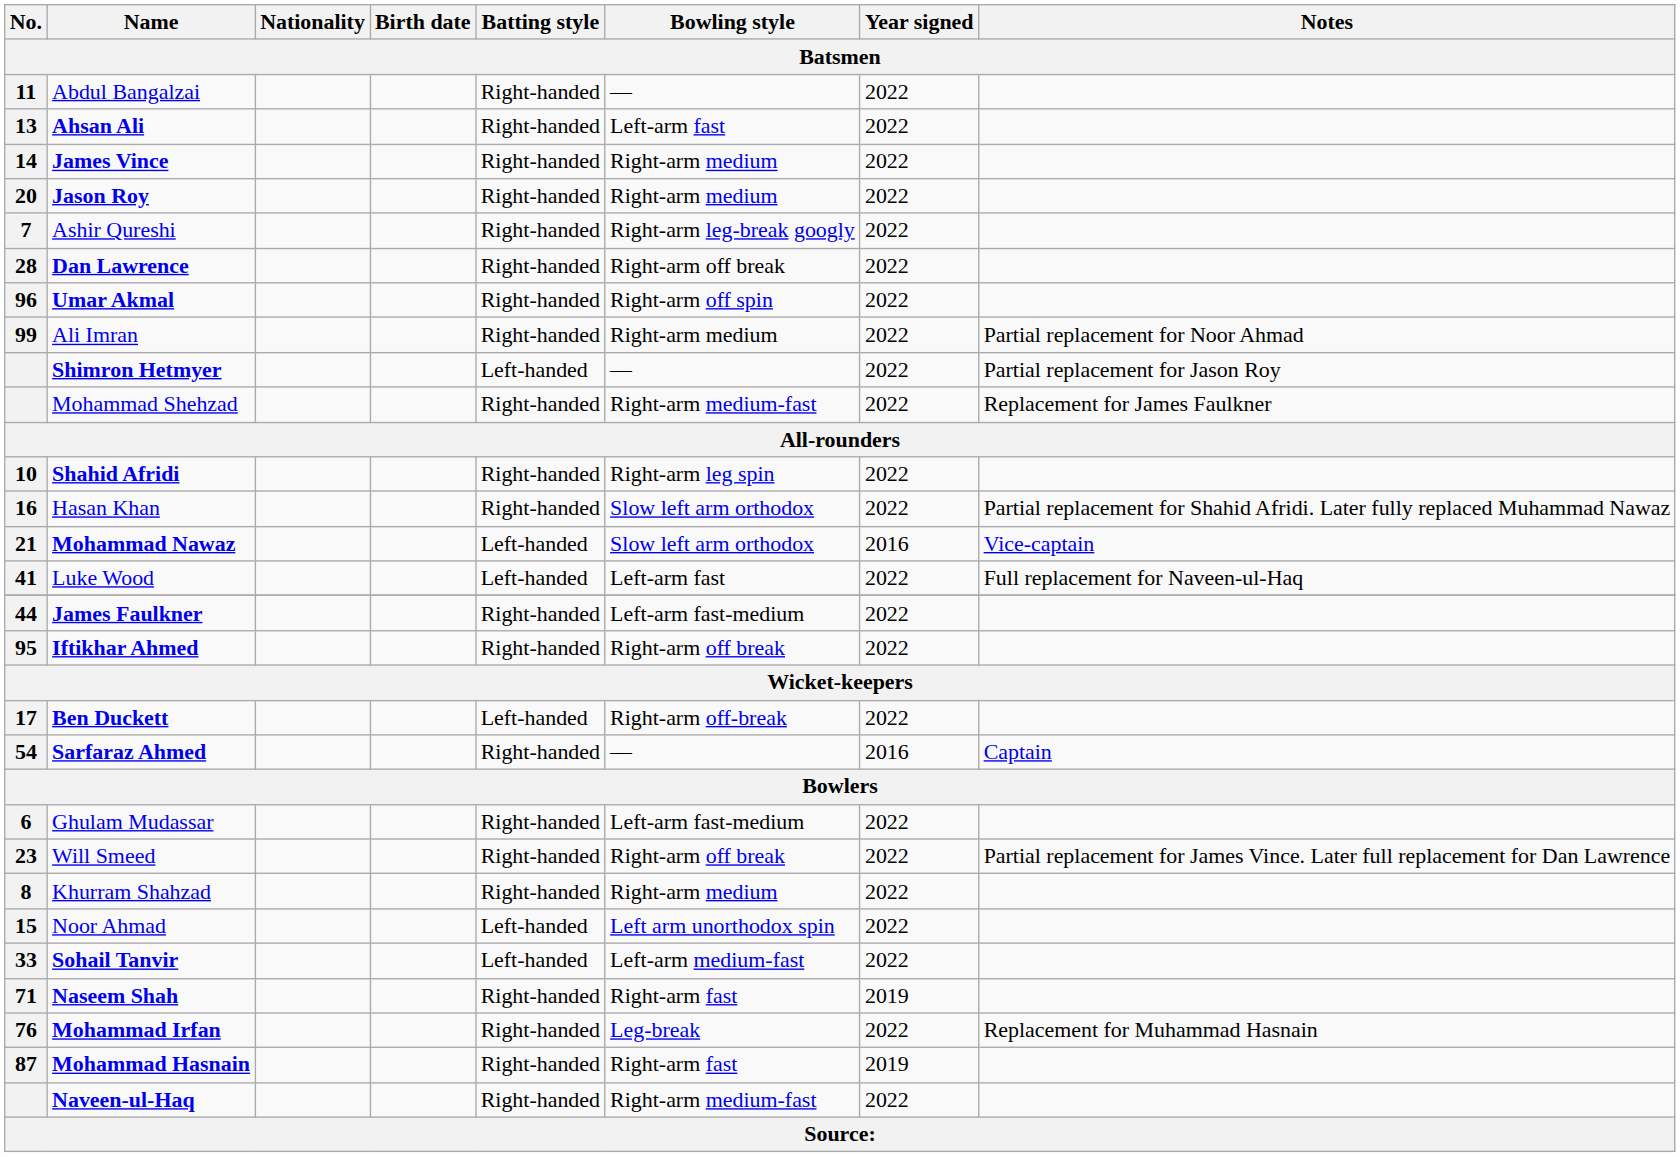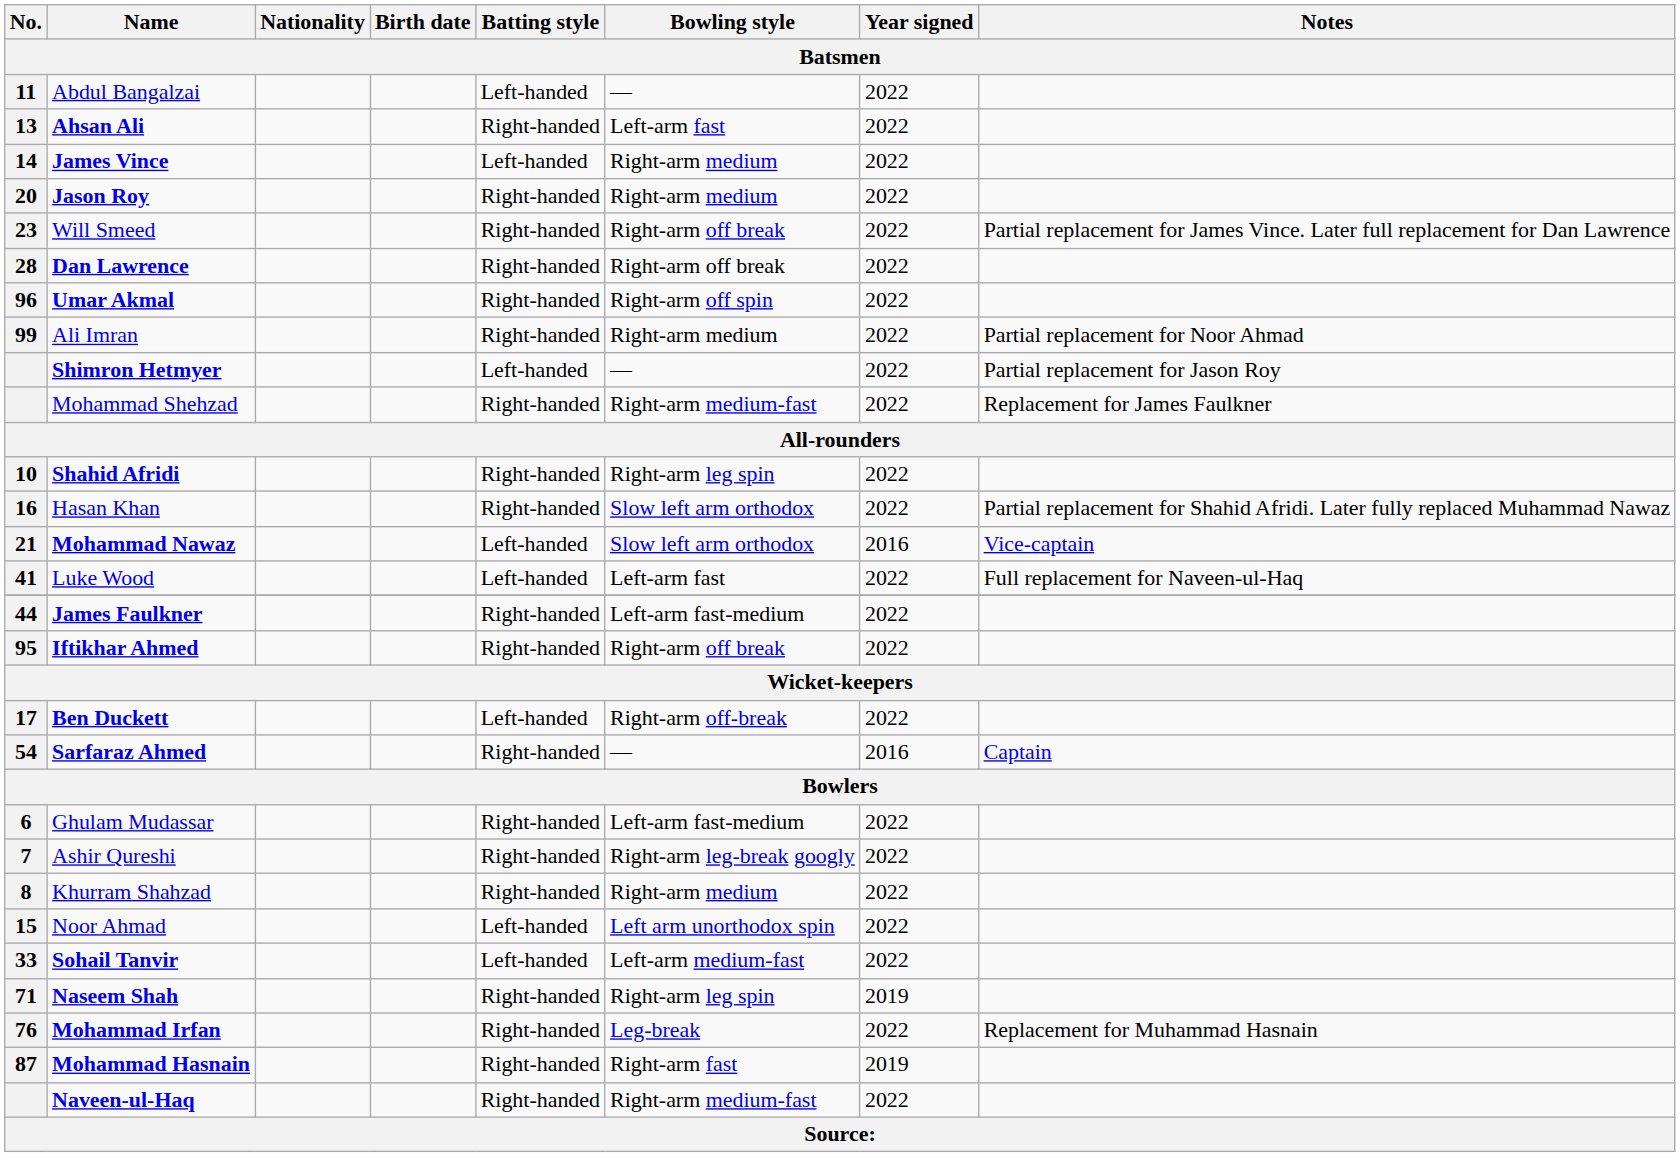(540, 91) Right-handed -> (534, 91) Left-handed
(540, 160) Right-handed -> (534, 160) Left-handed
rows swapped: (104, 856) <-> (114, 230)
(674, 995) Right-arm fast -> (692, 995) Right-arm leg spin
